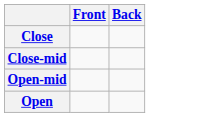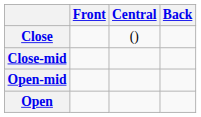+ column: (134, 15)
